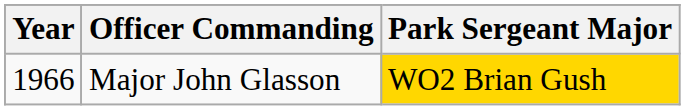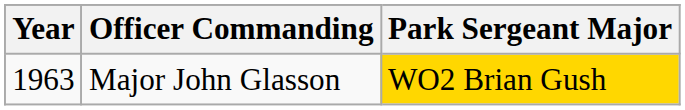(43, 78) 1966 -> (43, 78) 1963
